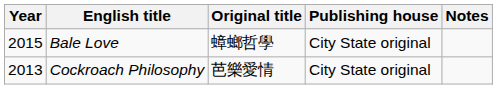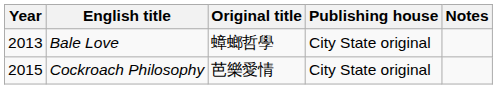(25, 42) 2015 -> (25, 42) 2013
(25, 70) 2013 -> (25, 70) 2015
